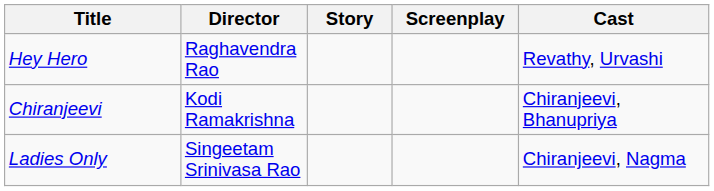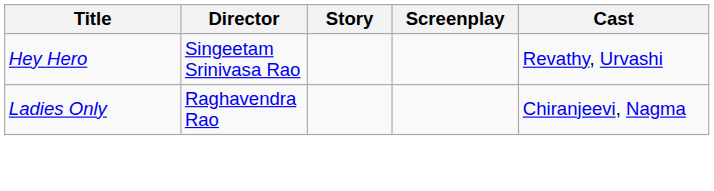(241, 59) Raghavendra Rao -> (243, 59) Singeetam Srinivasa Rao
- row: (55, 109)
(243, 159) Singeetam Srinivasa Rao -> (241, 109) Raghavendra Rao
